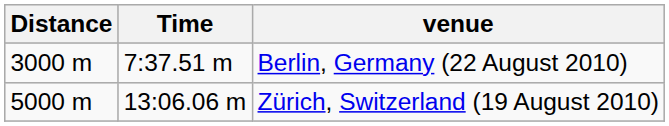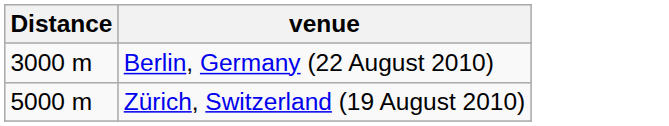- column: (185, 23)
